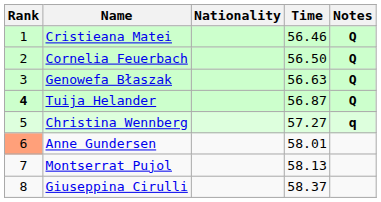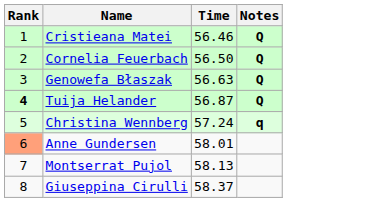- column: (238, 15)
(307, 122) 57.27 -> (214, 122) 57.24
